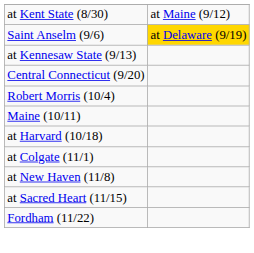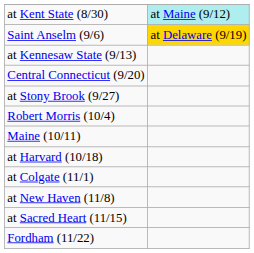(190, 14) no background -> (190, 14) paleturquoise background
+ row: (63, 95)
